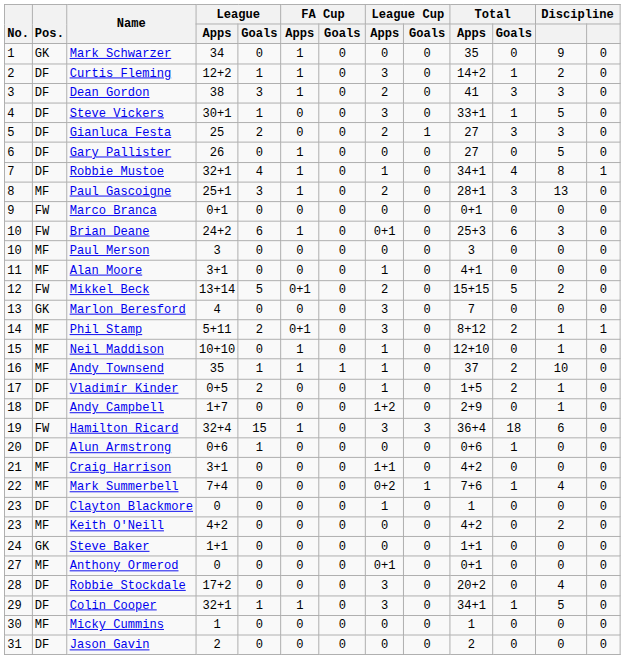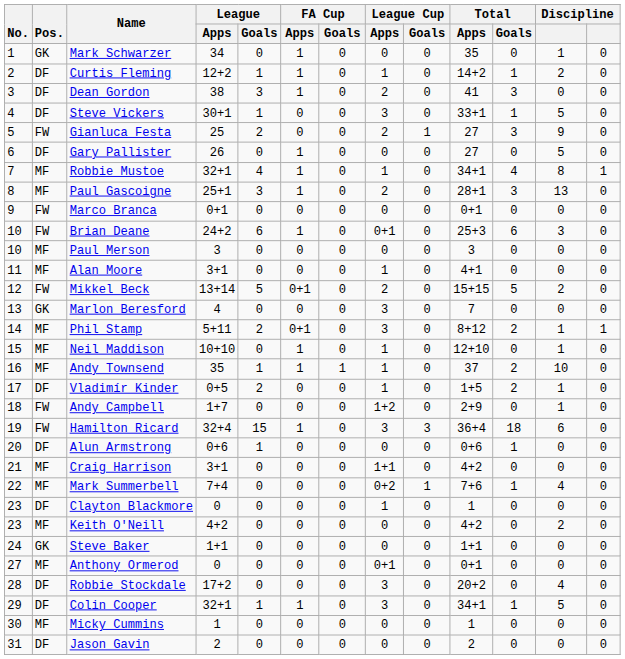(561, 54) 9 -> (561, 54) 1
(385, 73) 3 -> (385, 73) 1
(561, 93) 3 -> (561, 93) 0
(42, 133) DF -> (42, 133) FW
(561, 133) 3 -> (561, 133) 9
(42, 172) DF -> (42, 172) MF
(42, 408) DF -> (42, 408) FW
